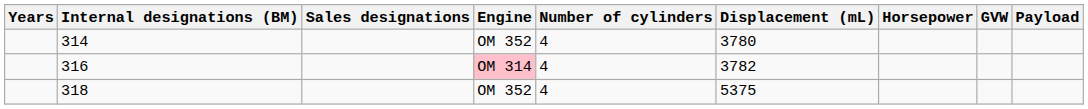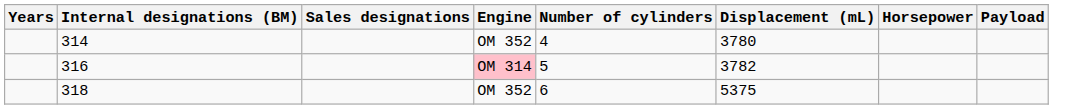- column: (995, 17)
(544, 67) 4 -> (544, 67) 5
(544, 91) 4 -> (544, 91) 6
